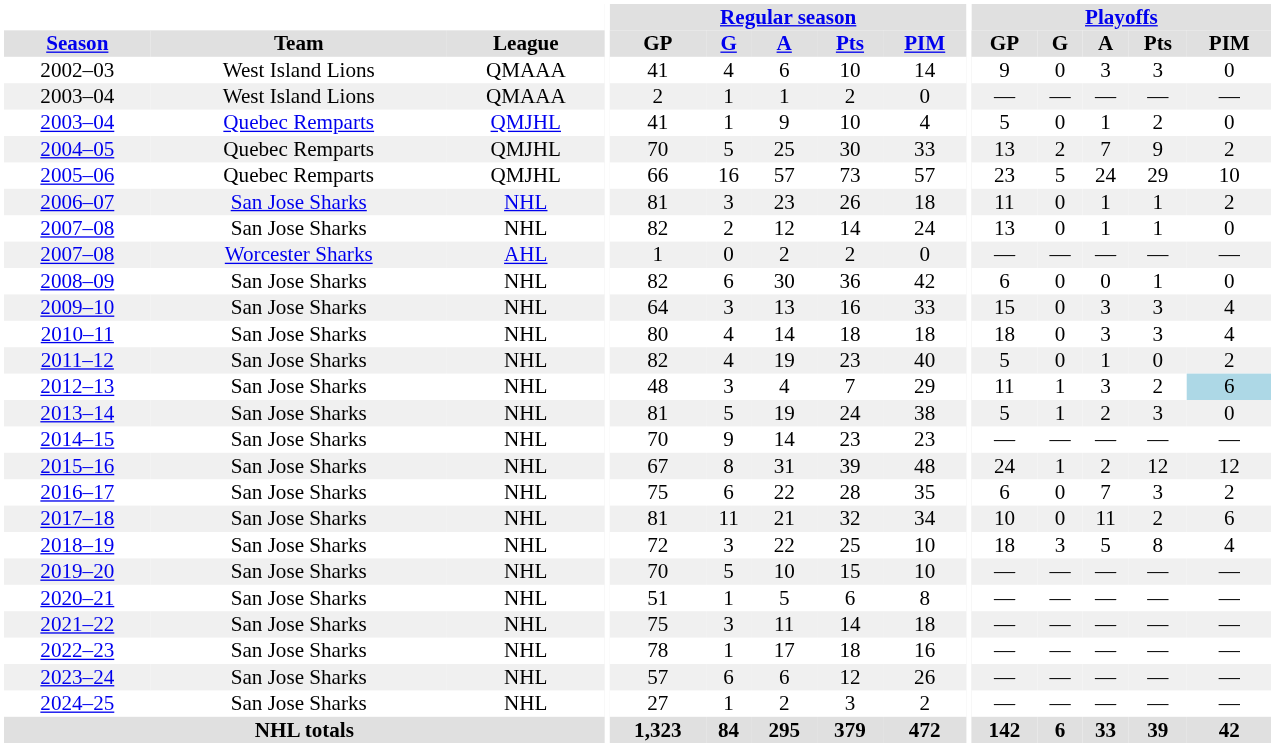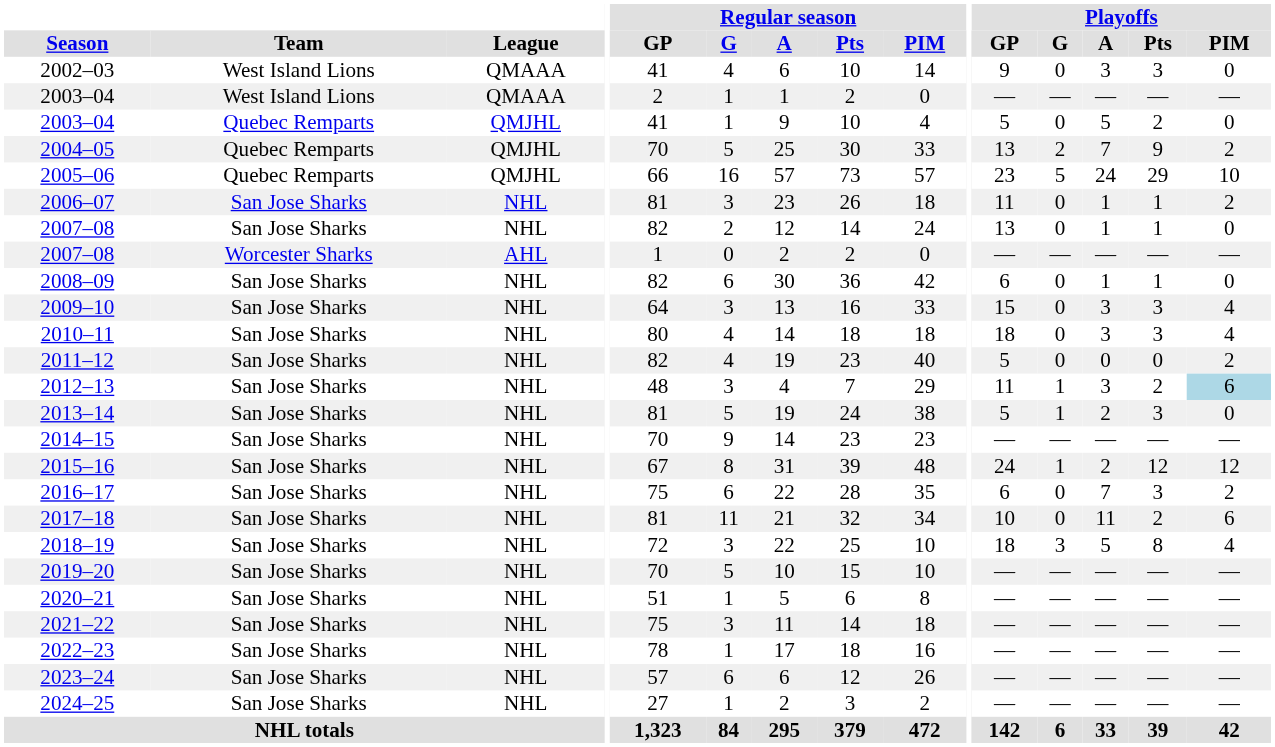(1106, 122) 1 -> (1106, 122) 5
(1106, 281) 0 -> (1106, 281) 1
(1106, 360) 1 -> (1106, 360) 0
